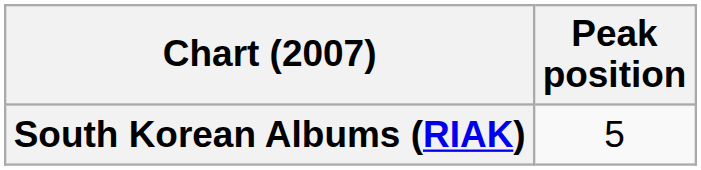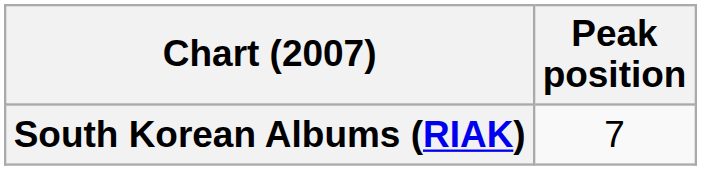(615, 134) 5 -> (615, 134) 7
